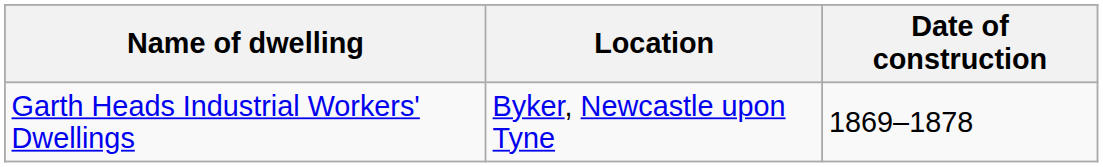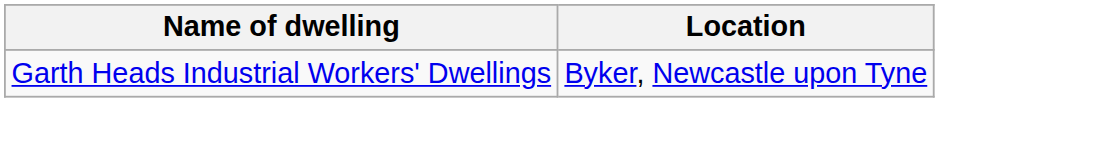- column: (960, 43)
